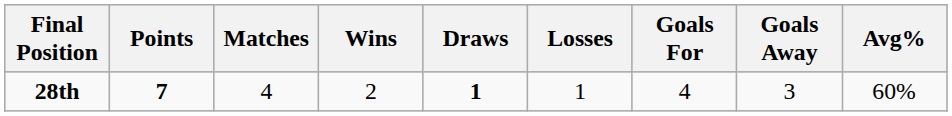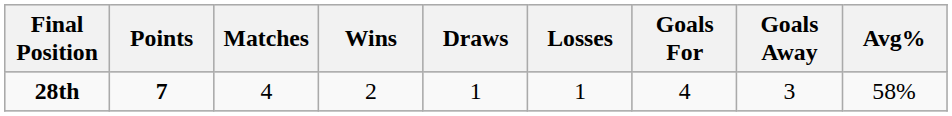(476, 91) bold -> (476, 91) normal
(894, 91) 60% -> (894, 91) 58%
